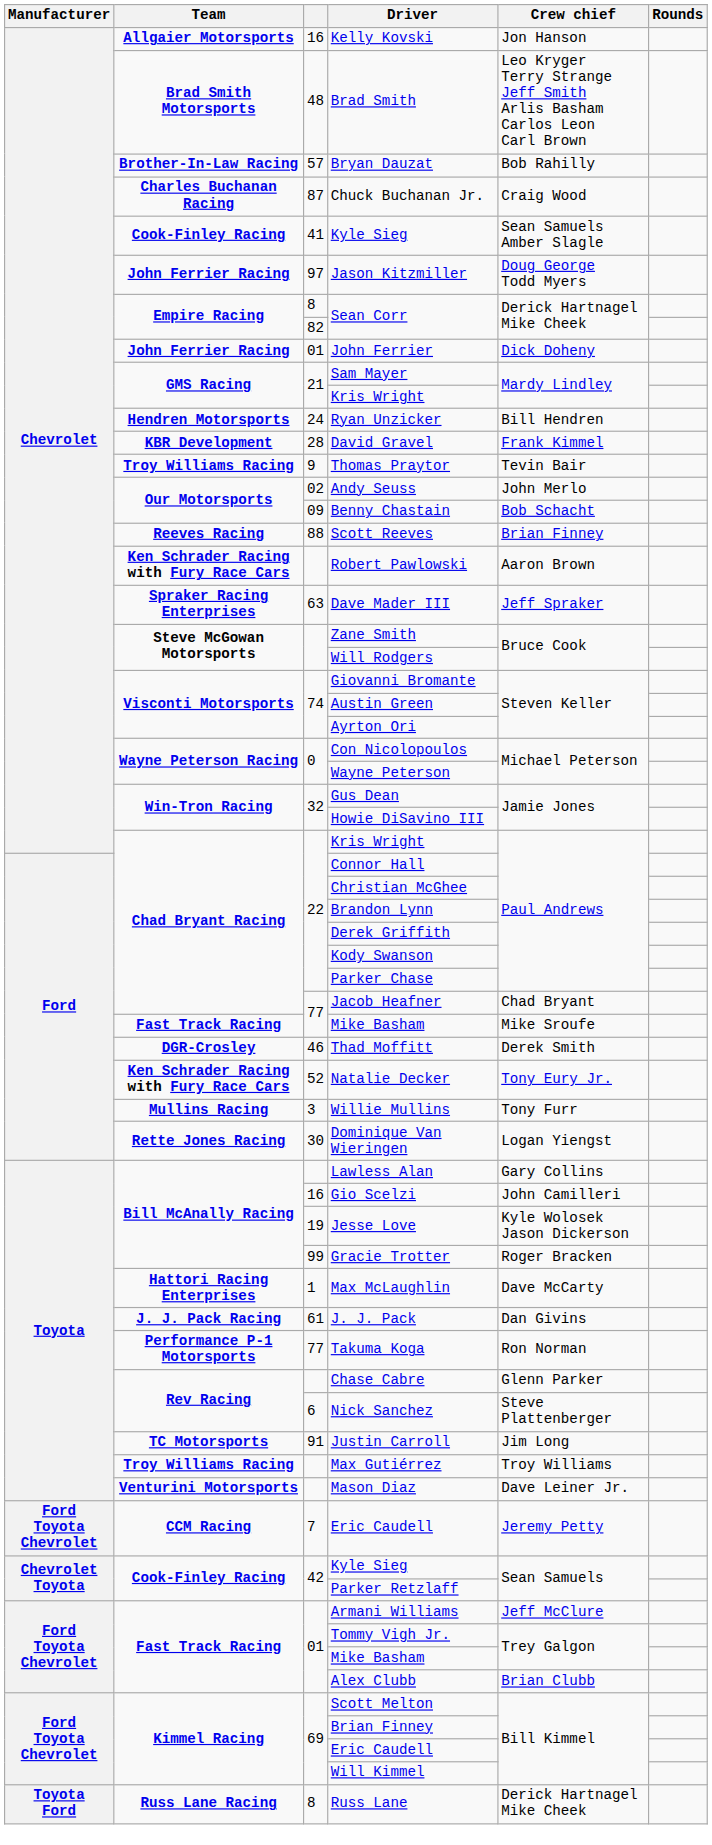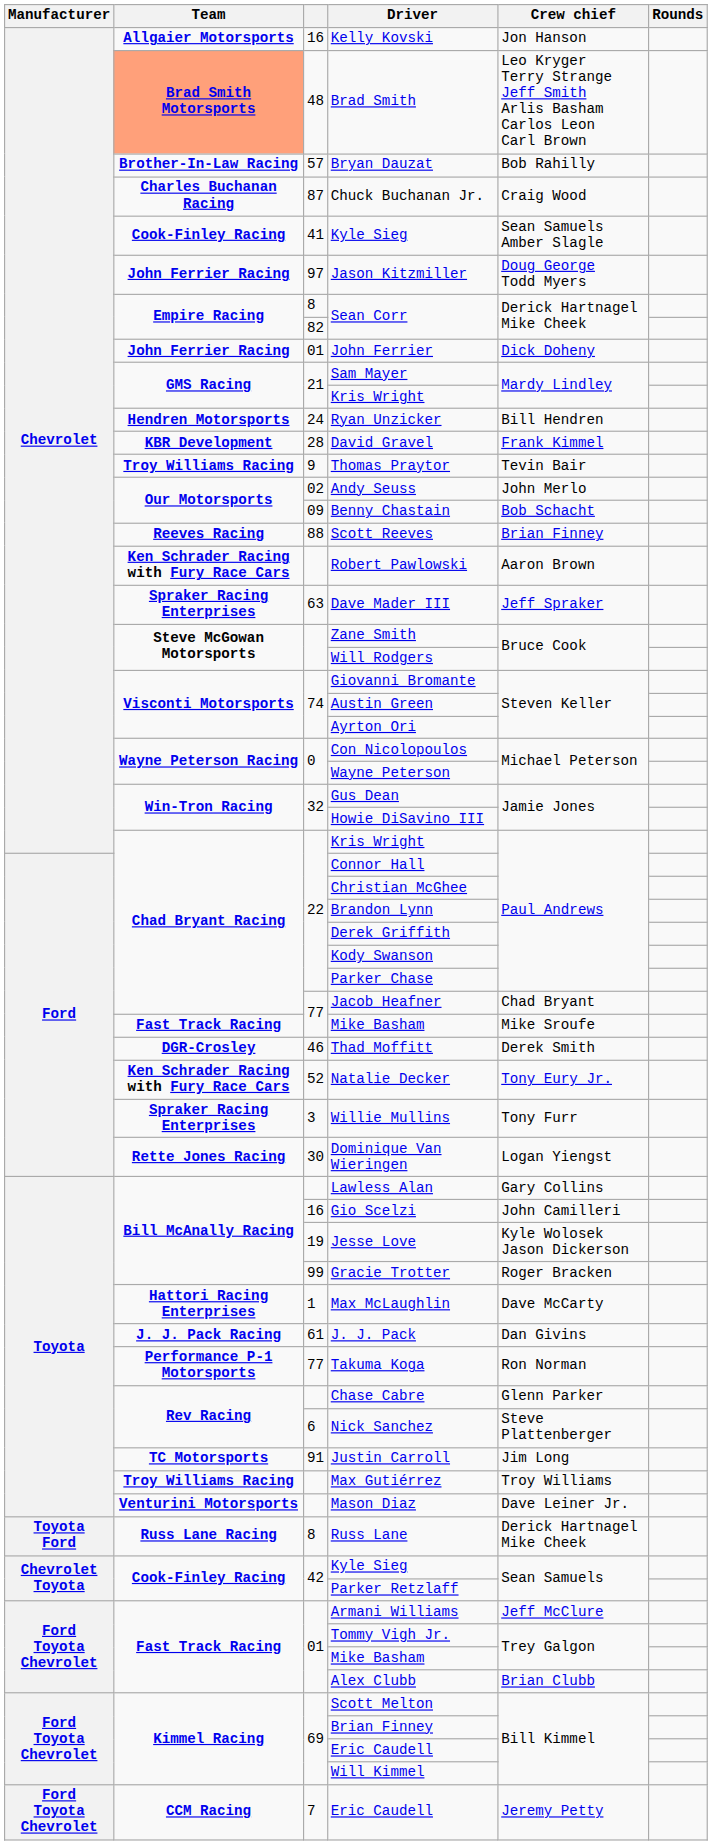(209, 102) no background -> (209, 102) lightsalmon background
(209, 1111) Mullins Racing -> (209, 1119) Spraker Racing Enterprises
rows swapped: (311, 1528) <-> (311, 1805)
